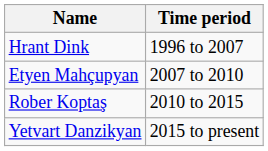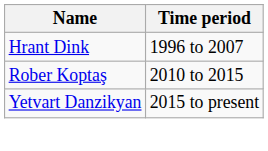- row: (74, 74)
